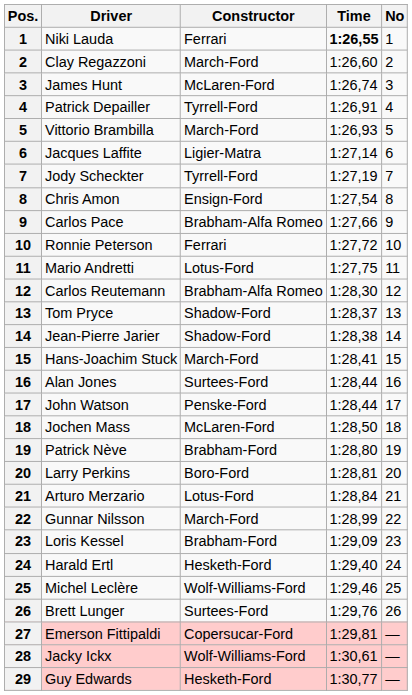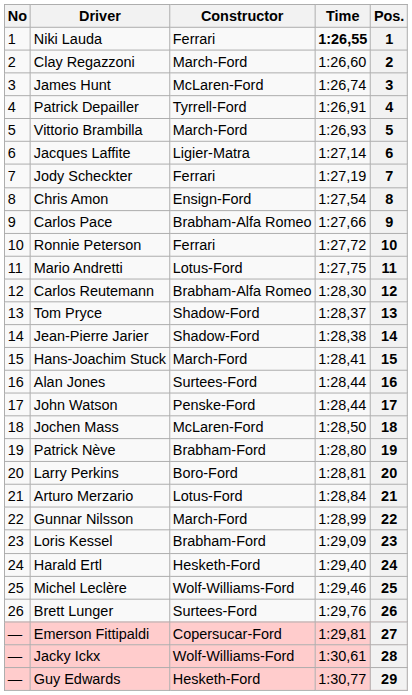columns swapped: (23, 16) <-> (395, 16)
(221, 176) Tyrrell-Ford -> (194, 176) Ferrari
